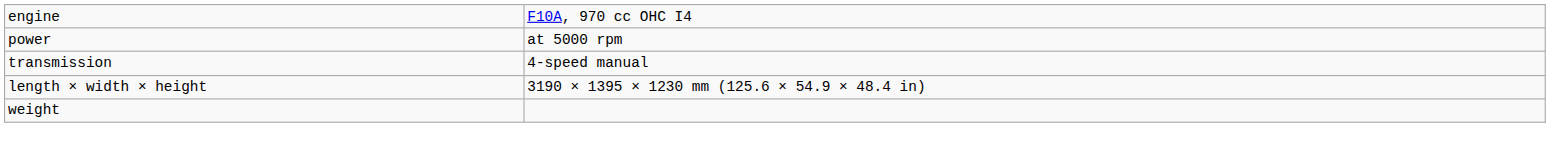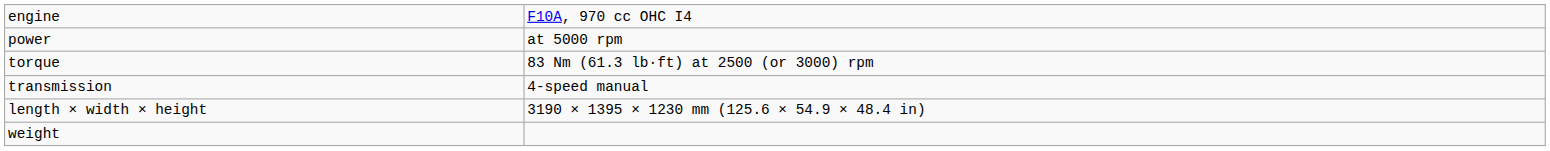+ row: (34, 63)
